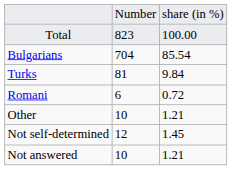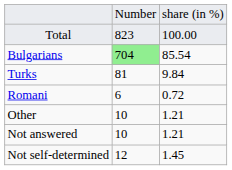(124, 54) no background -> (124, 54) lightgreen background
rows swapped: (58, 134) <-> (42, 154)
